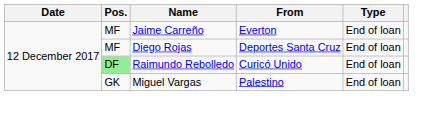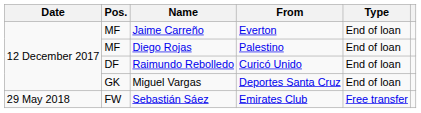(290, 47) Deportes Santa Cruz -> (261, 47) Palestino
(112, 64) lightgreen background -> (112, 64) no background
(261, 82) Palestino -> (290, 82) Deportes Santa Cruz
+ row: (171, 99)
